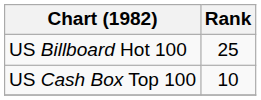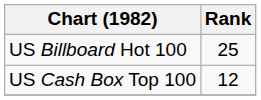(228, 79) 10 -> (228, 79) 12
